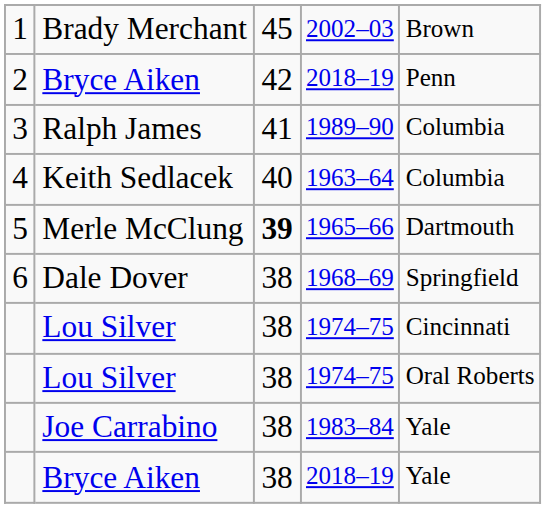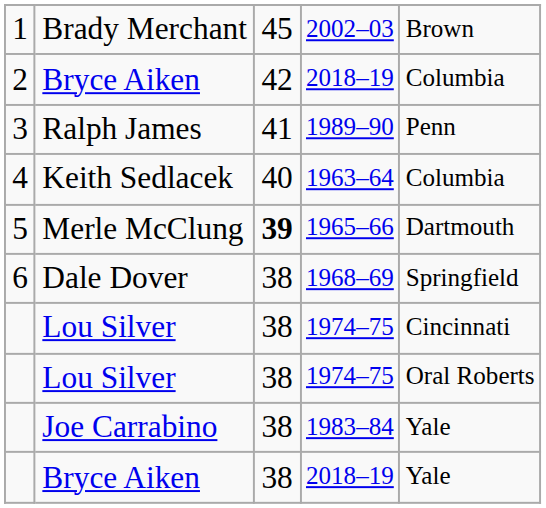(431, 79) Penn -> (455, 79) Columbia
(455, 128) Columbia -> (431, 128) Penn
